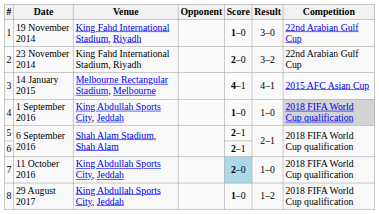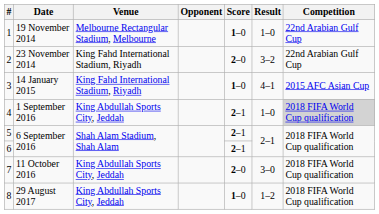(123, 33) King Fahd International Stadium, Riyadh -> (122, 33) Melbourne Rectangular Stadium, Melbourne
(268, 33) 3–0 -> (268, 33) 1–0
(122, 86) Melbourne Rectangular Stadium, Melbourne -> (123, 86) King Fahd International Stadium, Riyadh
(238, 86) 4–1 -> (238, 86) 1–0
(238, 112) 1–0 -> (238, 112) 2–1
(238, 170) lightblue background -> (238, 170) no background
(268, 170) 1–0 -> (268, 170) 3–0
